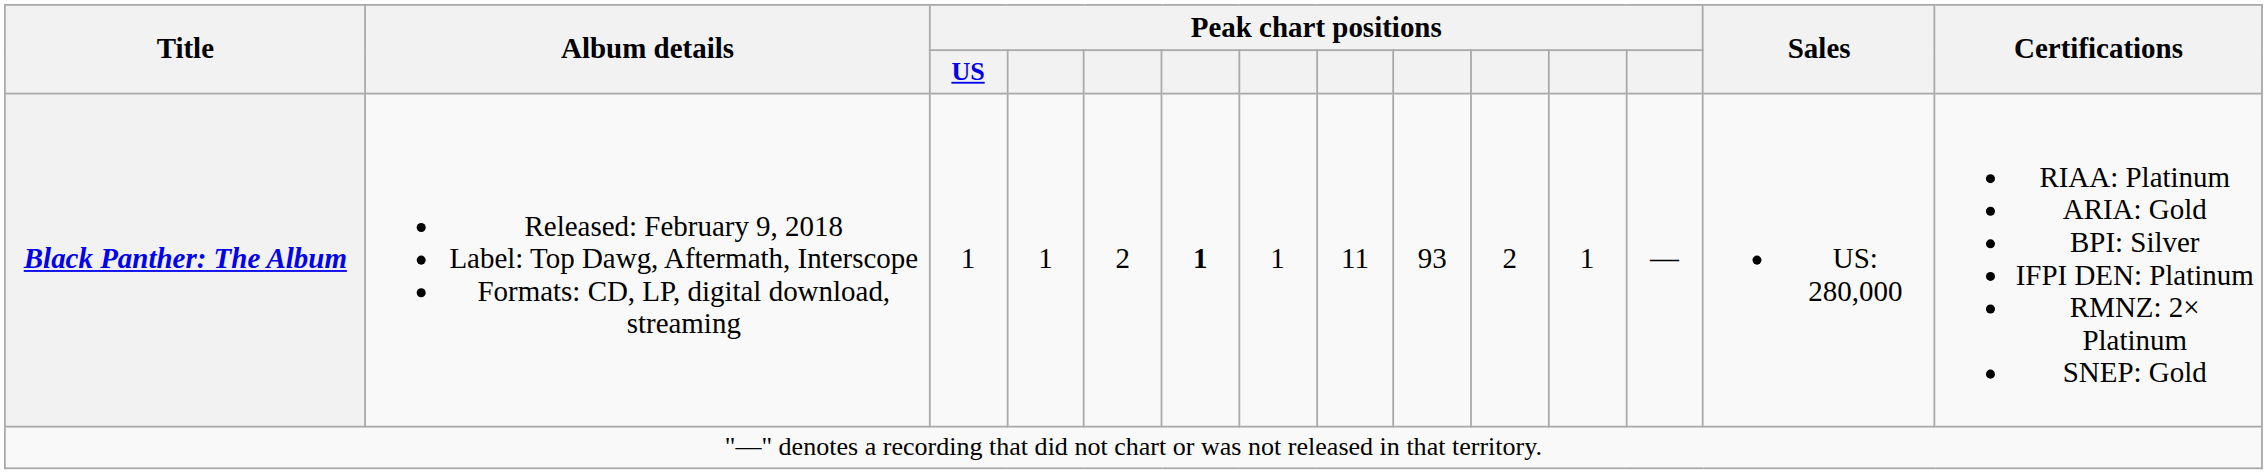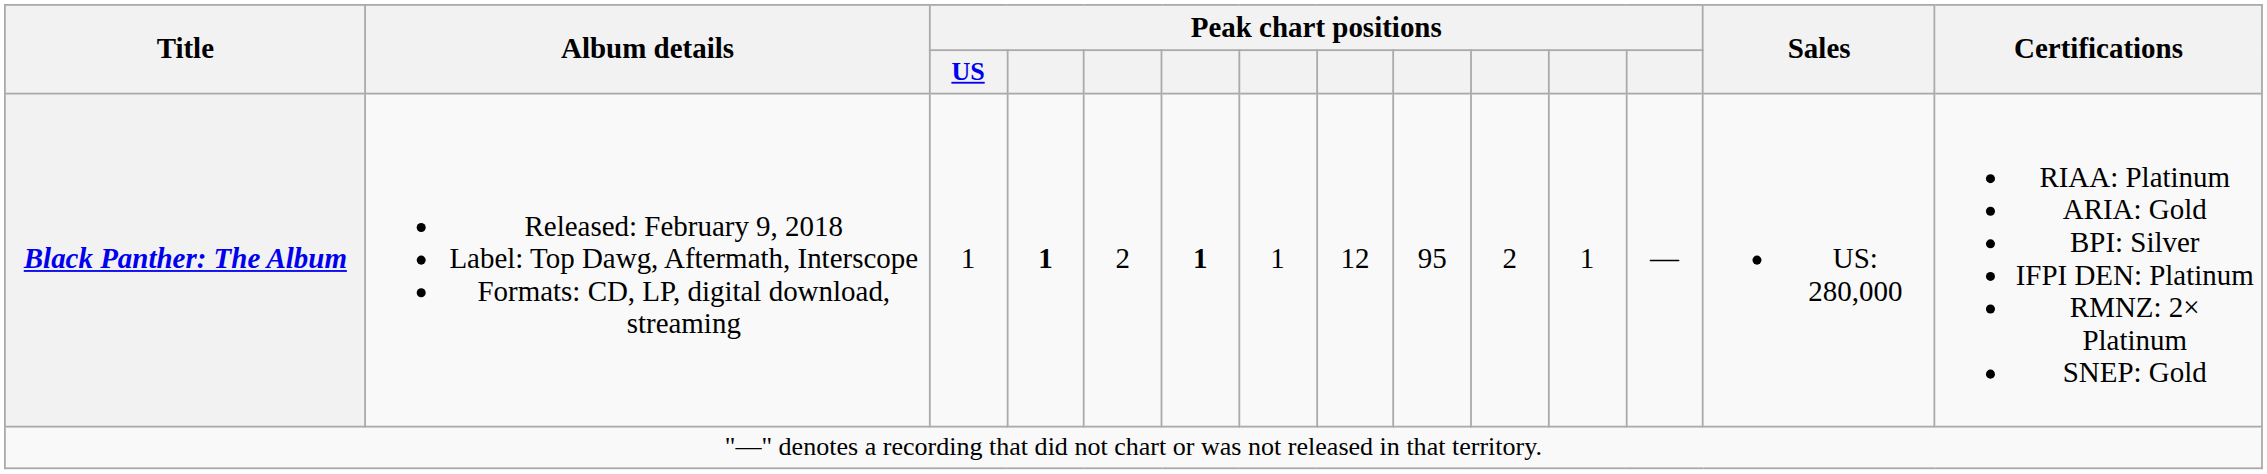(1045, 259) normal -> (1045, 259) bold
(1355, 259) 11 -> (1355, 259) 12
(1432, 259) 93 -> (1432, 259) 95
